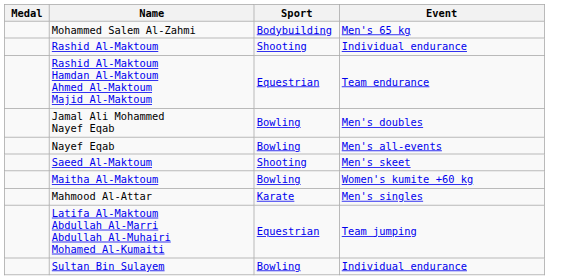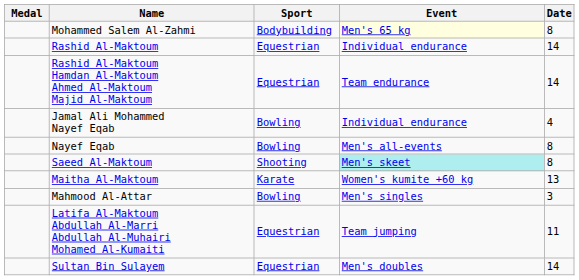+ column: (559, 13)
(376, 30) no background -> (376, 30) lightyellow background
(282, 47) Shooting -> (288, 47) Equestrian
(382, 123) Men's doubles -> (404, 123) Individual endurance
(376, 163) no background -> (376, 163) paleturquoise background
(279, 180) Bowling -> (276, 180) Karate
(276, 196) Karate -> (279, 196) Bowling
(279, 266) Bowling -> (288, 266) Equestrian
(404, 266) Individual endurance -> (382, 266) Men's doubles
